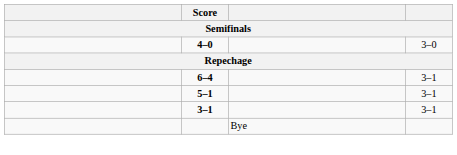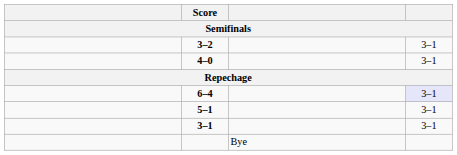+ row: (205, 45)
(429, 45) 3–0 -> (429, 61) 3–1
(429, 77) no background -> (429, 93) lavender background
